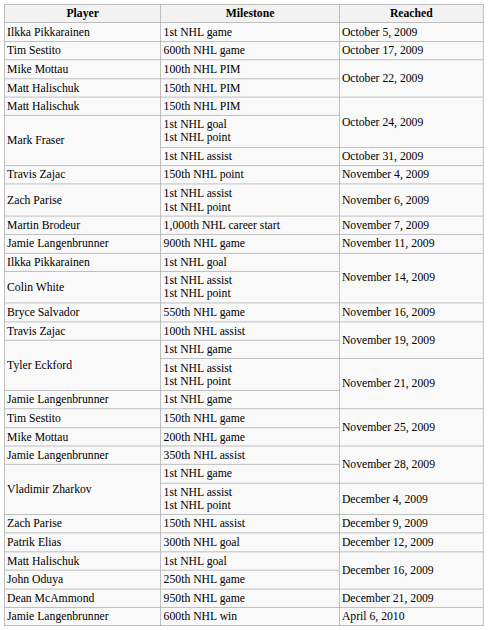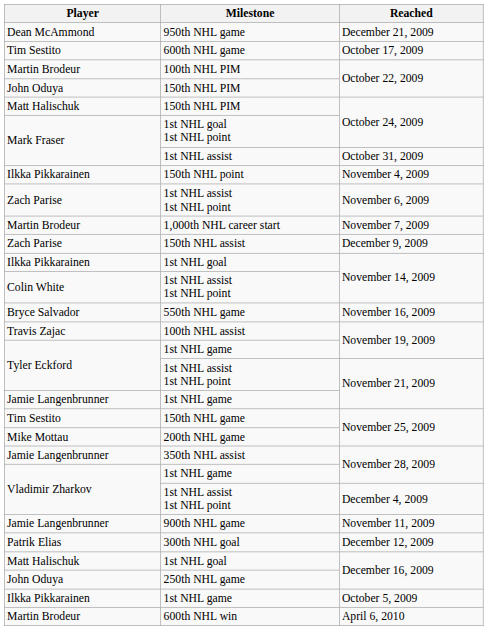rows swapped: (198, 32) <-> (204, 598)
(38, 69) Mike Mottau -> (44, 69) Martin Brodeur
(43, 87) Matt Halischuk -> (35, 87) John Oduya
(36, 175) Travis Zajac -> (48, 175) Ilkka Pikkarainen
rows swapped: (204, 243) <-> (204, 524)
(58, 616) Jamie Langenbrunner -> (44, 616) Martin Brodeur
